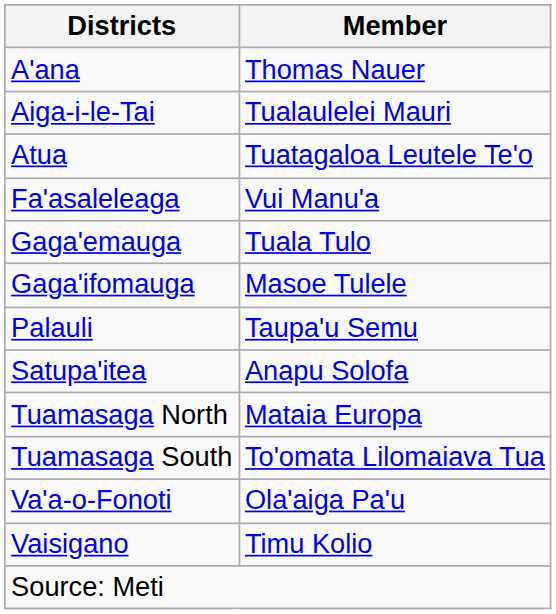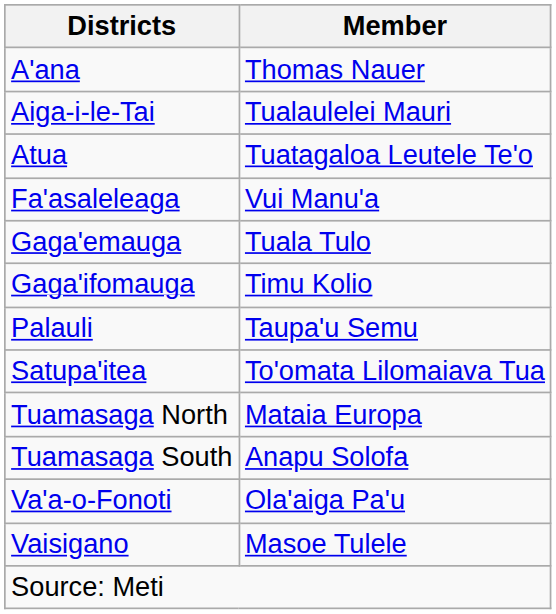(326, 284) Masoe Tulele -> (309, 284) Timu Kolio
(327, 371) Anapu Solofa -> (395, 371) To'omata Lilomaiava Tua
(395, 457) To'omata Lilomaiava Tua -> (327, 457) Anapu Solofa
(309, 543) Timu Kolio -> (326, 543) Masoe Tulele
